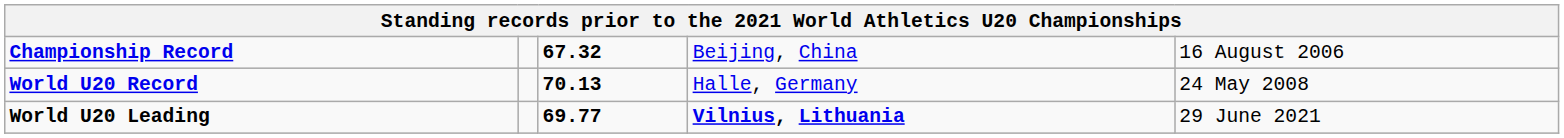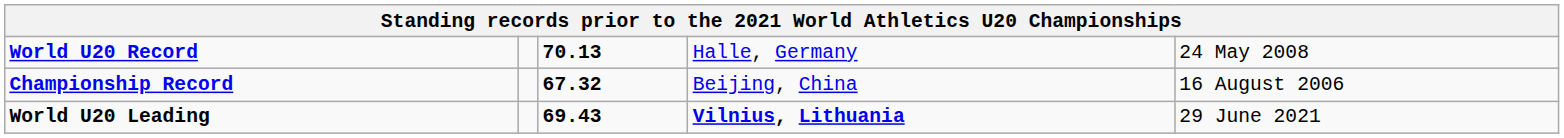rows swapped: (104, 85) <-> (121, 53)
(572, 117) 69.77 -> (572, 117) 69.43
